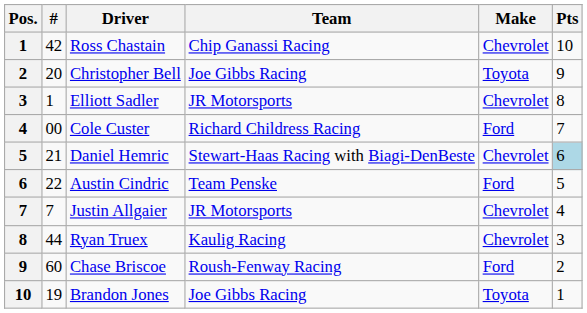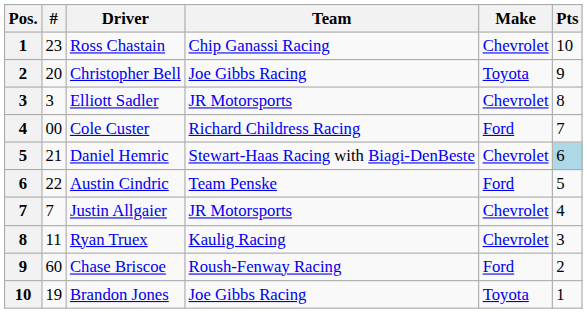(54, 46) 42 -> (54, 46) 23
(50, 101) 1 -> (50, 101) 3
(54, 239) 44 -> (53, 239) 11
